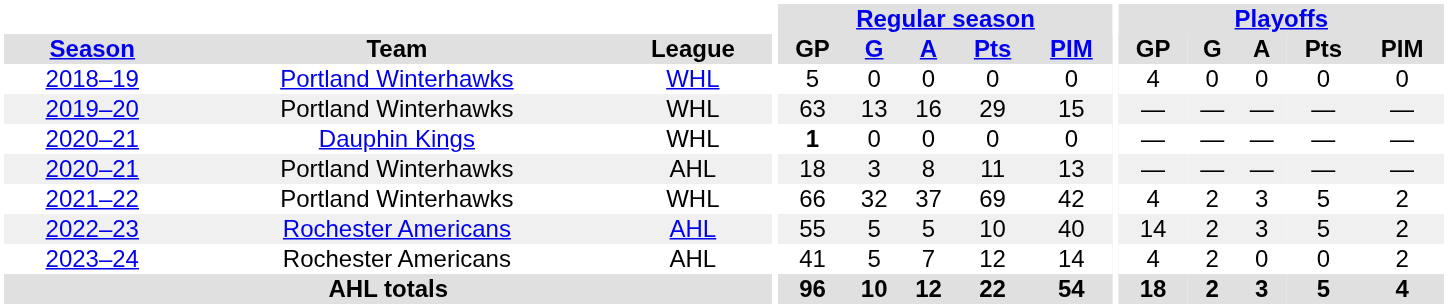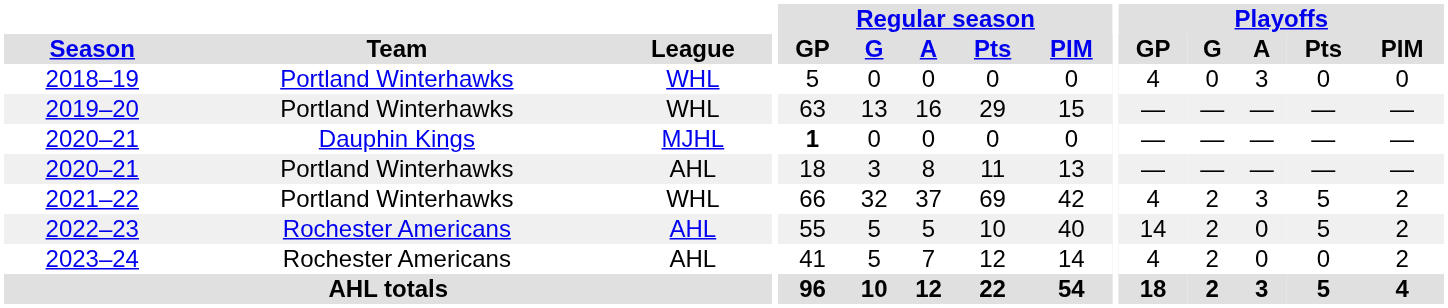(1262, 78) 0 -> (1262, 78) 3
(693, 138) WHL -> (693, 138) MJHL
(1262, 228) 3 -> (1262, 228) 0
